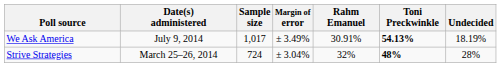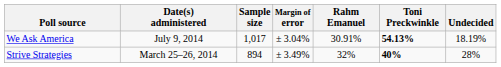(293, 39) ± 3.49% -> (293, 39) ± 3.04%
(255, 54) 724 -> (255, 54) 894
(293, 54) ± 3.04% -> (293, 54) ± 3.49%
(392, 54) 48% -> (392, 54) 40%
